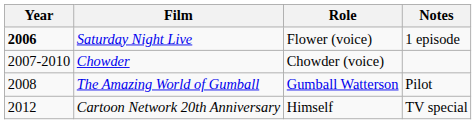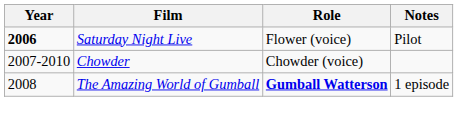(433, 38) 1 episode -> (408, 38) Pilot
(343, 84) normal -> (327, 84) bold
(419, 84) Pilot -> (422, 84) 1 episode
- row: (178, 107)
